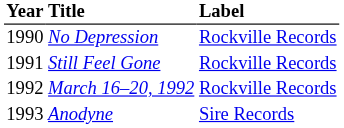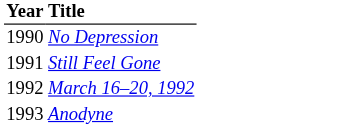- column: (222, 10)
